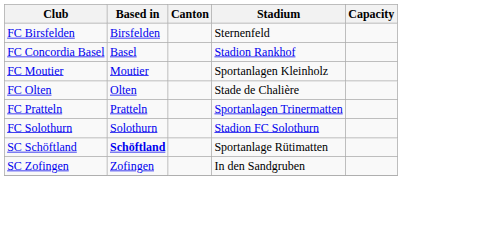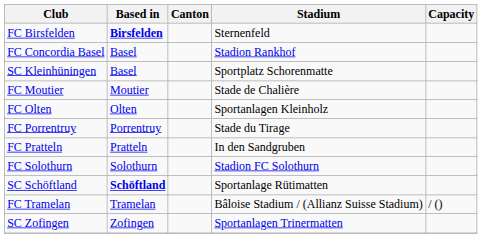(135, 33) normal -> (136, 33) bold
+ row: (52, 71)
(271, 71) Sportanlagen Kleinholz -> (257, 90) Stade de Chalière
(257, 90) Stade de Chalière -> (271, 109) Sportanlagen Kleinholz
+ row: (42, 128)
(279, 109) Sportanlagen Trinermatten -> (260, 147) In den Sandgruben
+ row: (39, 204)
(260, 166) In den Sandgruben -> (279, 223) Sportanlagen Trinermatten
